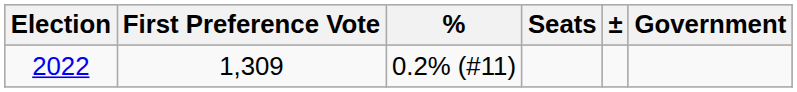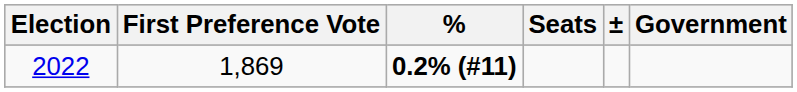(251, 65) 1,309 -> (251, 65) 1,869
(454, 65) normal -> (454, 65) bold
